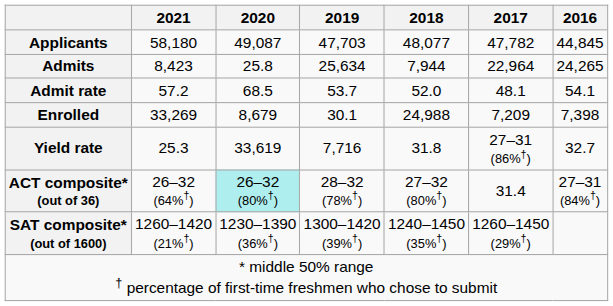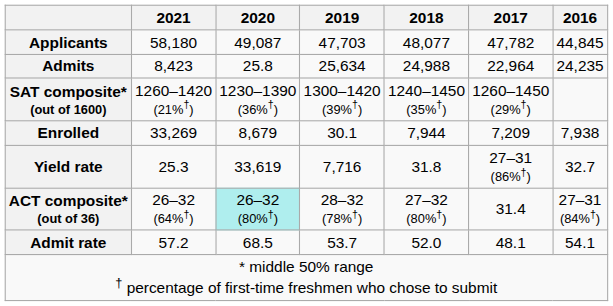(426, 66) 7,944 -> (426, 66) 24,988
(580, 66) 24,265 -> (580, 66) 24,235
rows swapped: (68, 90) <-> (68, 233)
(426, 115) 24,988 -> (426, 133) 7,944
(580, 115) 7,398 -> (580, 133) 7,938
